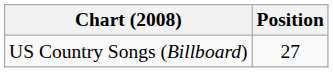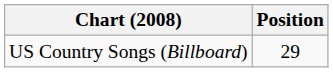(290, 50) 27 -> (290, 50) 29
